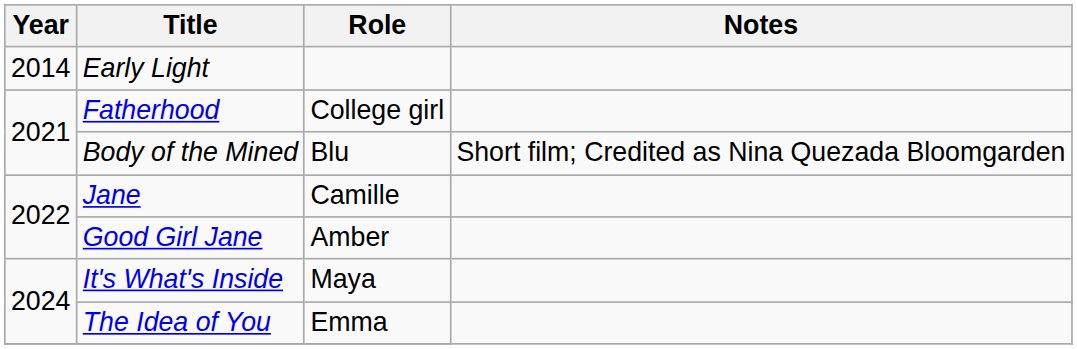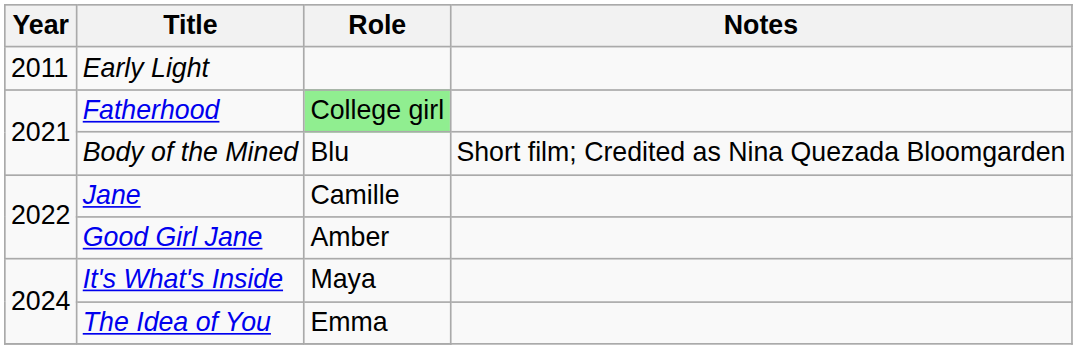(41, 68) 2014 -> (40, 68) 2011
(377, 110) no background -> (377, 110) lightgreen background
